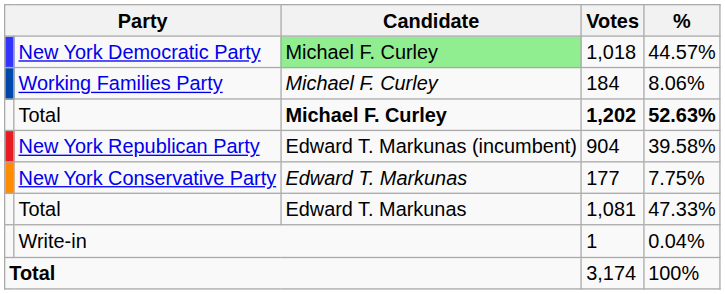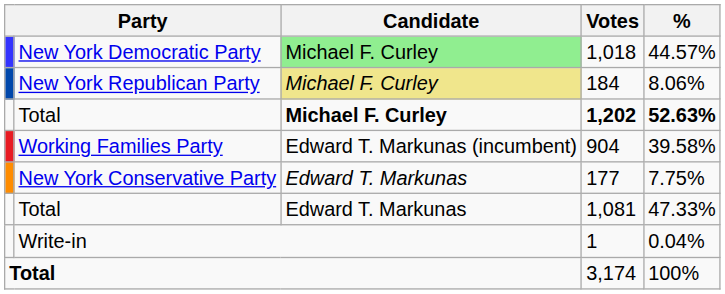(121, 84) Working Families Party -> (139, 84) New York Republican Party
(362, 84) no background -> (362, 84) khaki background
(139, 147) New York Republican Party -> (121, 147) Working Families Party
